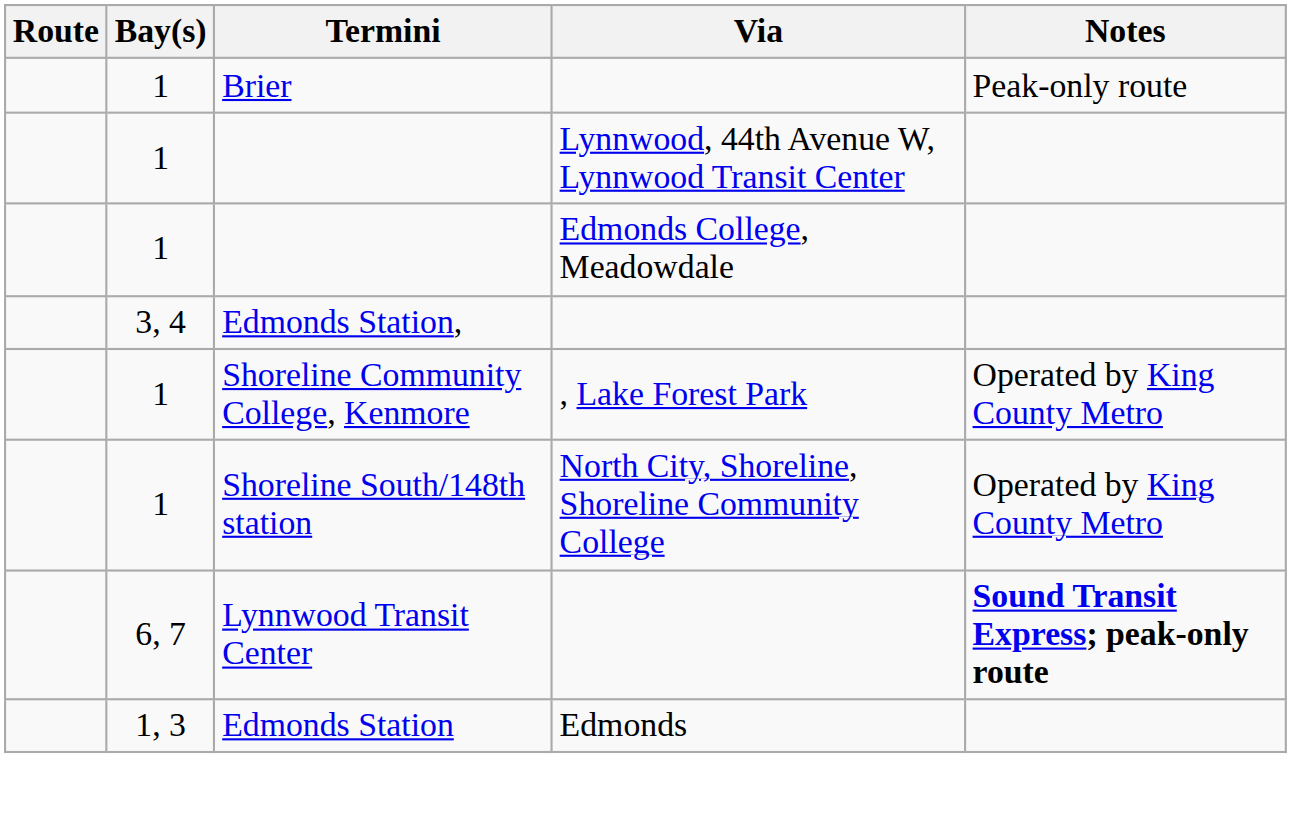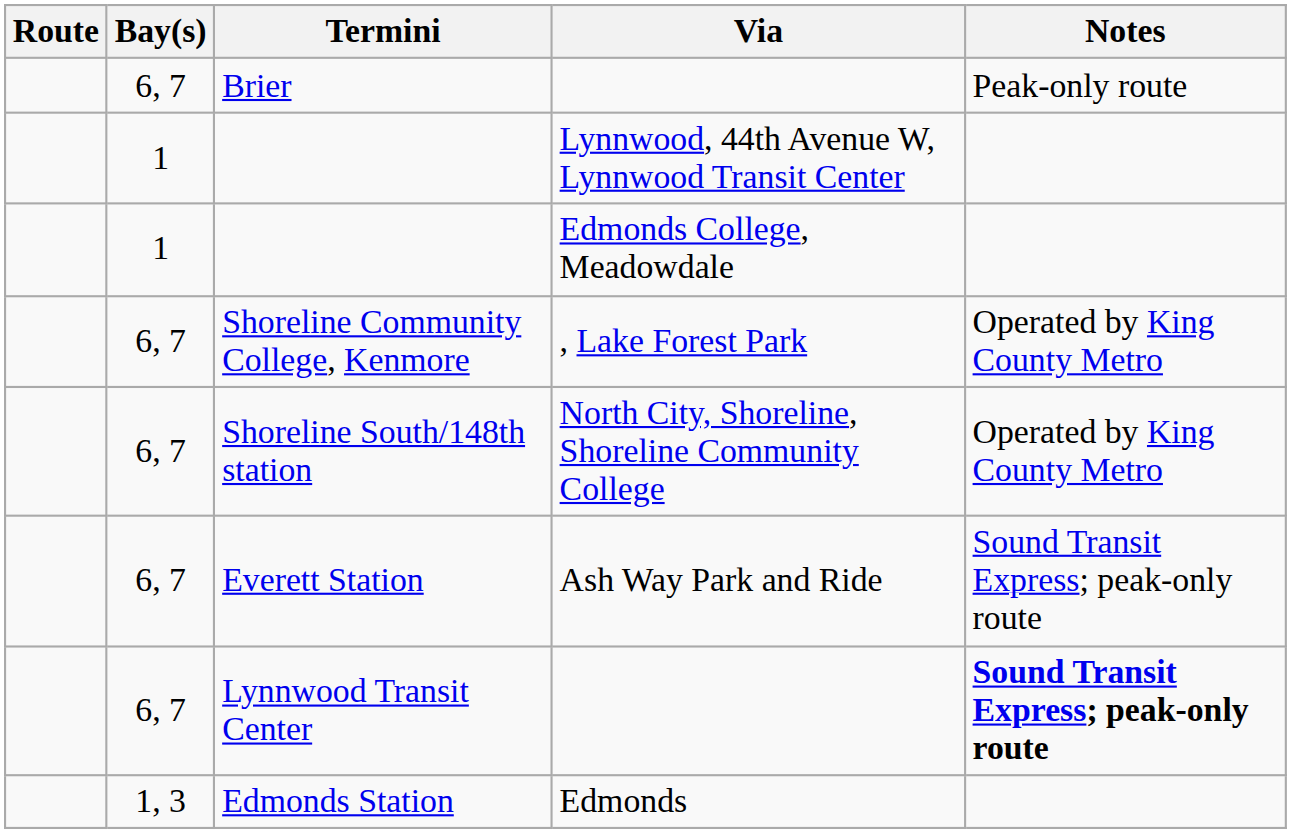(161, 84) 1 -> (161, 84) 6, 7
- row: (342, 321)
(161, 393) 1 -> (161, 340) 6, 7
(161, 504) 1 -> (161, 450) 6, 7
+ row: (323, 580)
